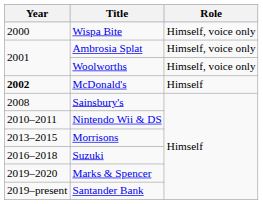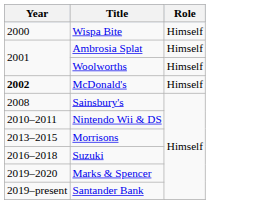(211, 31) Himself, voice only -> (185, 31) Himself
(211, 48) Himself, voice only -> (185, 48) Himself
(211, 66) Himself, voice only -> (185, 66) Himself
